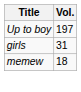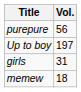+ row: (28, 29)
